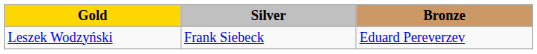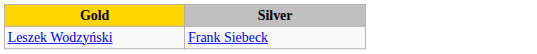- column: (444, 15)
